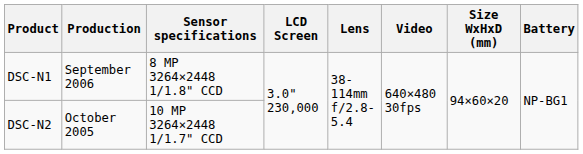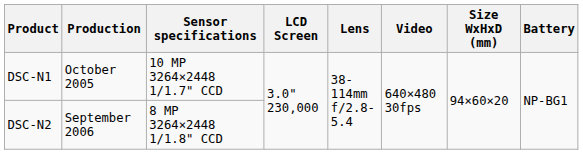(98, 77) September 2006 -> (90, 77) October 2005
(186, 77) 8 MP 3264×2448 1/1.8" CCD -> (186, 77) 10 MP 3264×2448 1/1.7" CCD
(90, 125) October 2005 -> (98, 125) September 2006
(186, 125) 10 MP 3264×2448 1/1.7" CCD -> (186, 125) 8 MP 3264×2448 1/1.8" CCD
